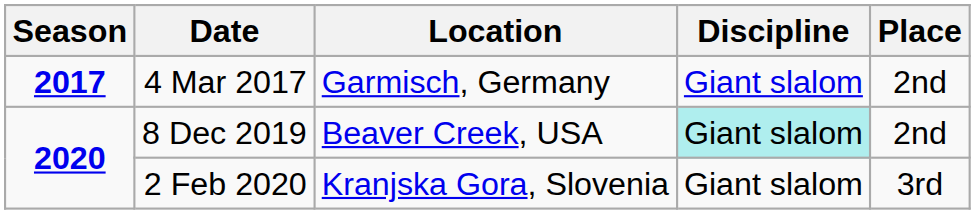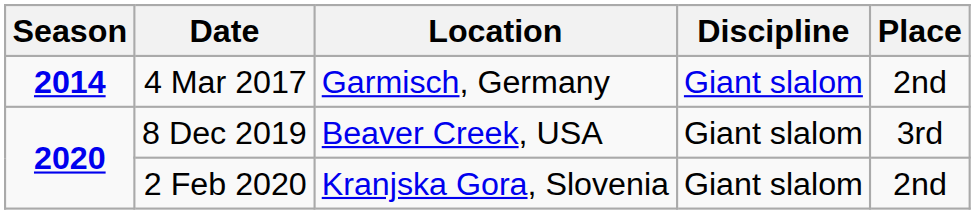(70, 82) 2017 -> (70, 82) 2014
(773, 133) paleturquoise background -> (773, 133) no background
(920, 133) 2nd -> (920, 133) 3rd
(920, 184) 3rd -> (920, 184) 2nd
